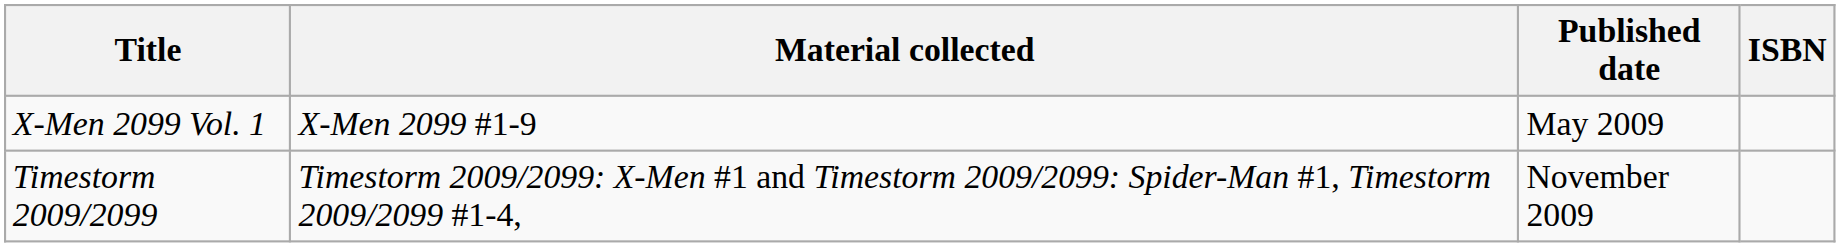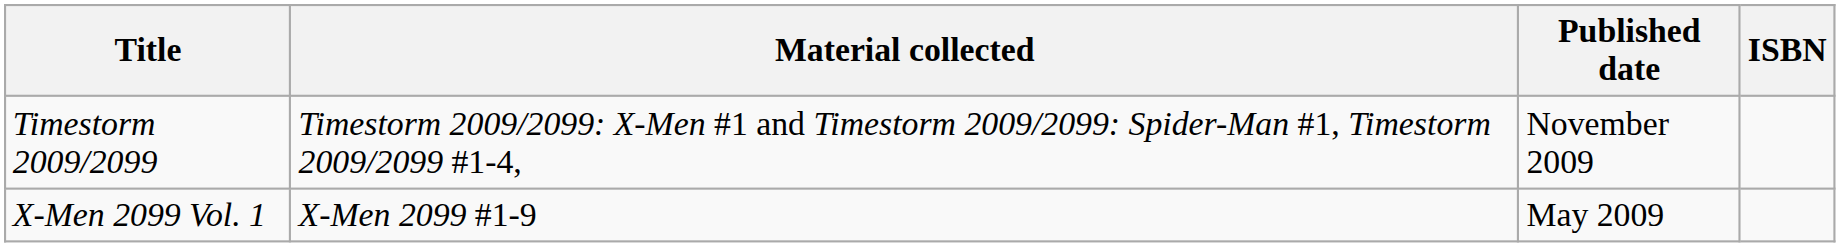rows swapped: (139, 122) <-> (85, 195)
